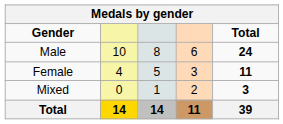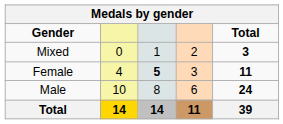rows swapped: (53, 52) <-> (53, 90)
(157, 71) normal -> (157, 71) bold
